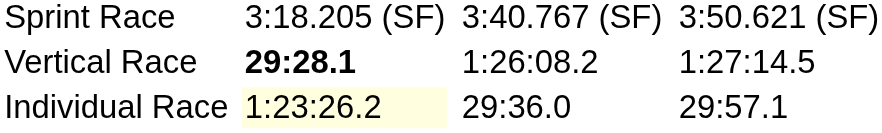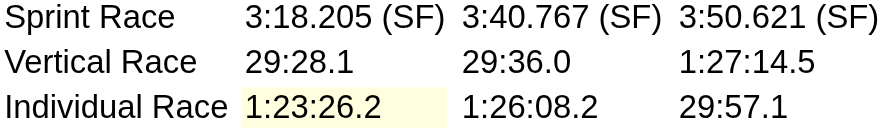(300, 62) bold -> (300, 62) normal
(530, 62) 1:26:08.2 -> (517, 62) 29:36.0
(517, 107) 29:36.0 -> (530, 107) 1:26:08.2
